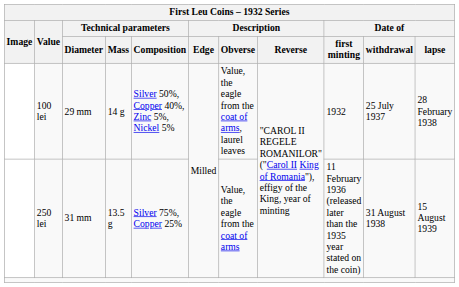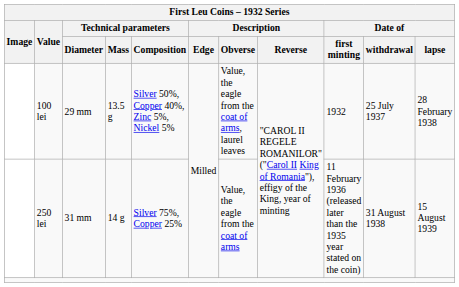(116, 111) 14 g -> (116, 111) 13.5 g
(116, 218) 13.5 g -> (116, 218) 14 g
